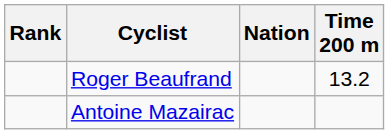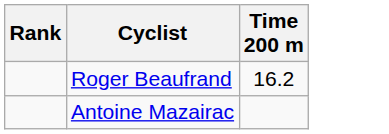- column: (277, 33)
(349, 78) 13.2 -> (274, 78) 16.2
